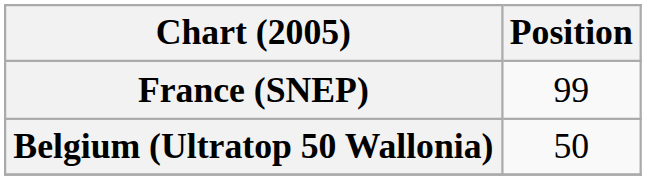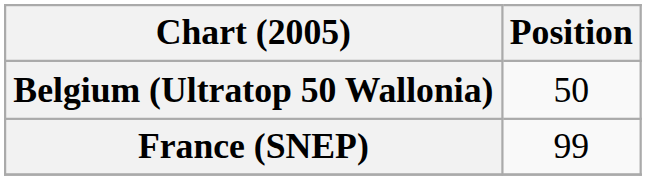rows swapped: (253, 145) <-> (253, 89)
